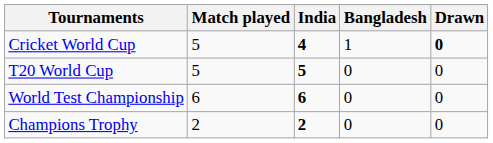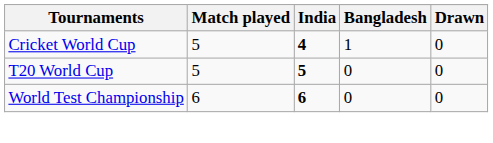(439, 44) bold -> (439, 44) normal
- row: (73, 124)
